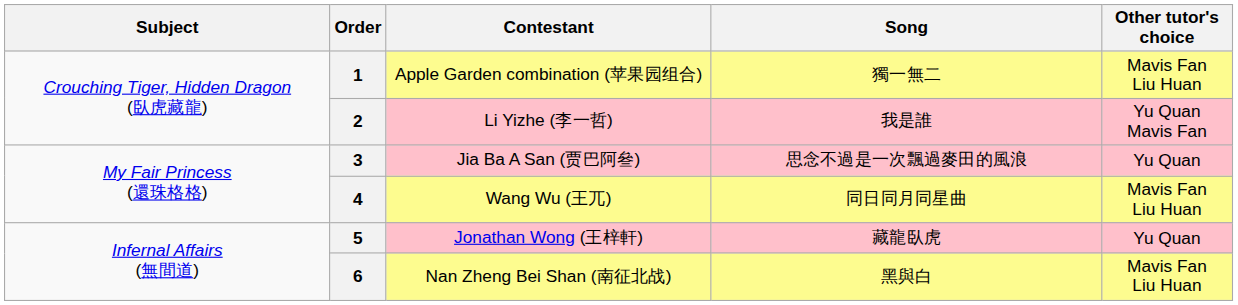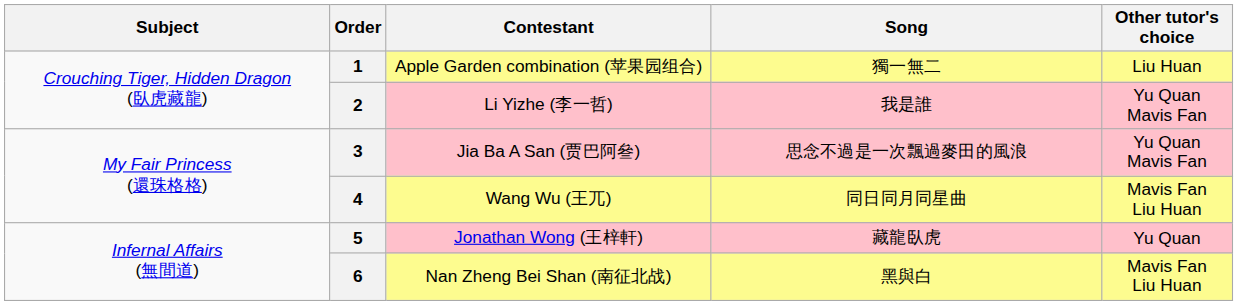(1167, 74) Mavis Fan Liu Huan -> (1167, 66) Liu Huan
(1167, 160) Yu Quan -> (1167, 152) Yu Quan Mavis Fan
